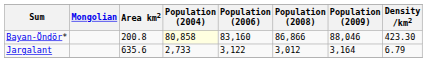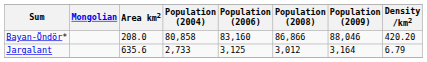(134, 37) 200.8 -> (134, 37) 208.0
(180, 37) lightyellow background -> (180, 37) no background
(400, 37) 423.30 -> (400, 37) 420.20
(233, 51) 3,122 -> (233, 51) 3,125
